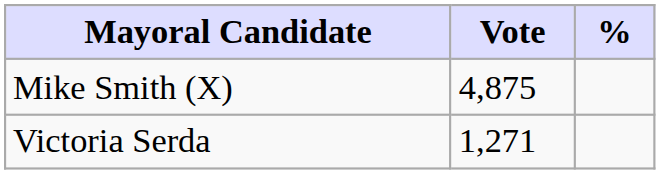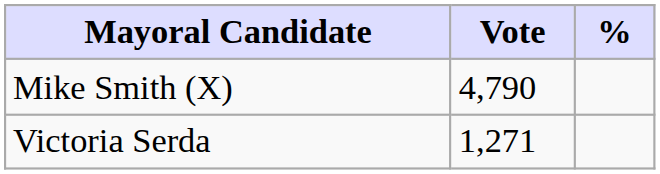(498, 86) 4,875 -> (498, 86) 4,790
